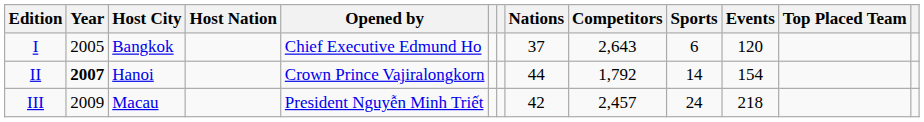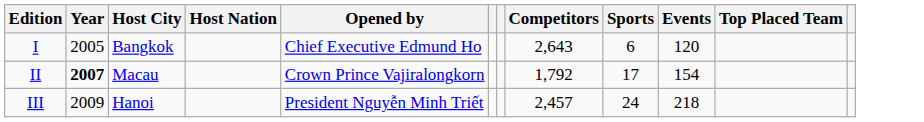- column: (536, 18)
(133, 74) Hanoi -> (135, 74) Macau
(694, 74) 14 -> (630, 74) 17
(135, 102) Macau -> (133, 102) Hanoi
